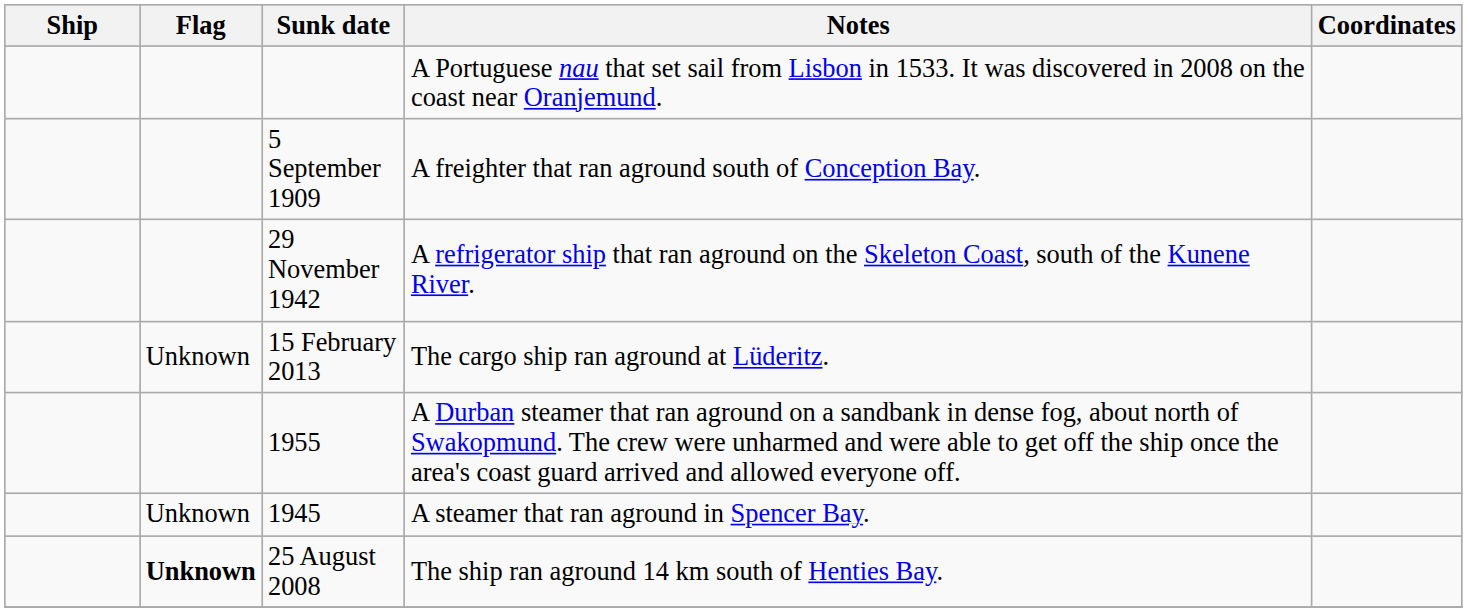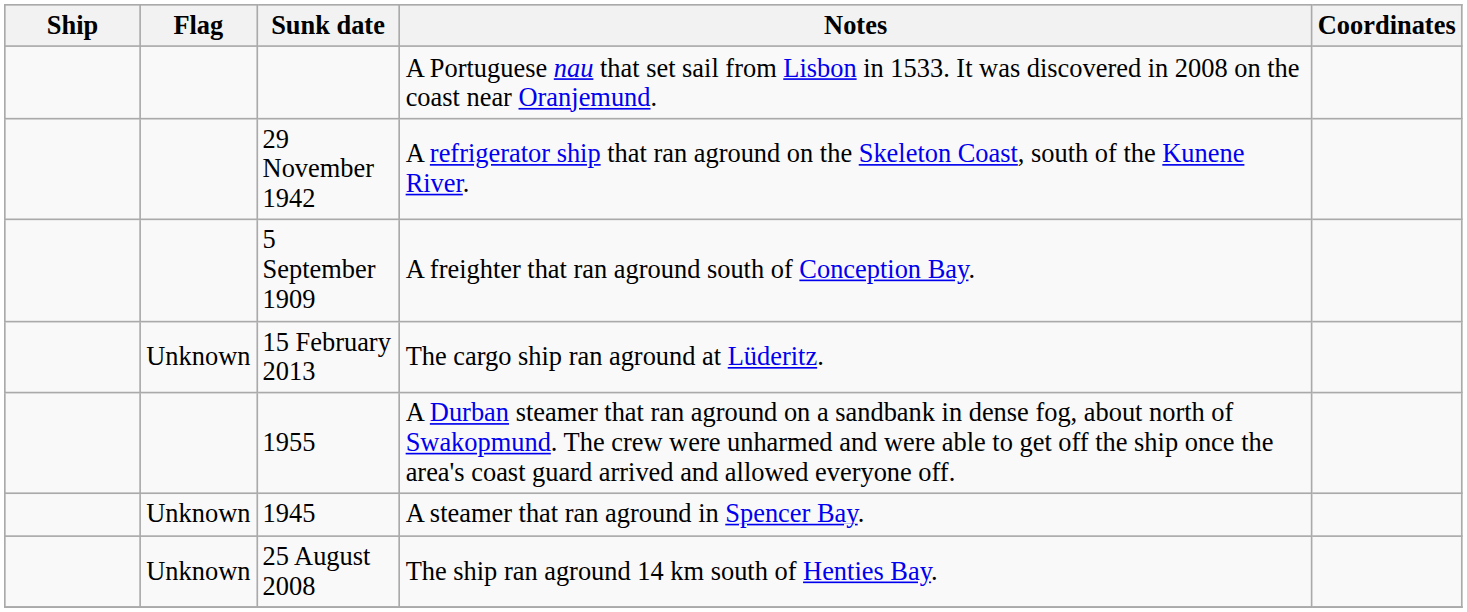rows swapped: (324, 269) <-> (324, 168)
(201, 570) bold -> (198, 570) normal
